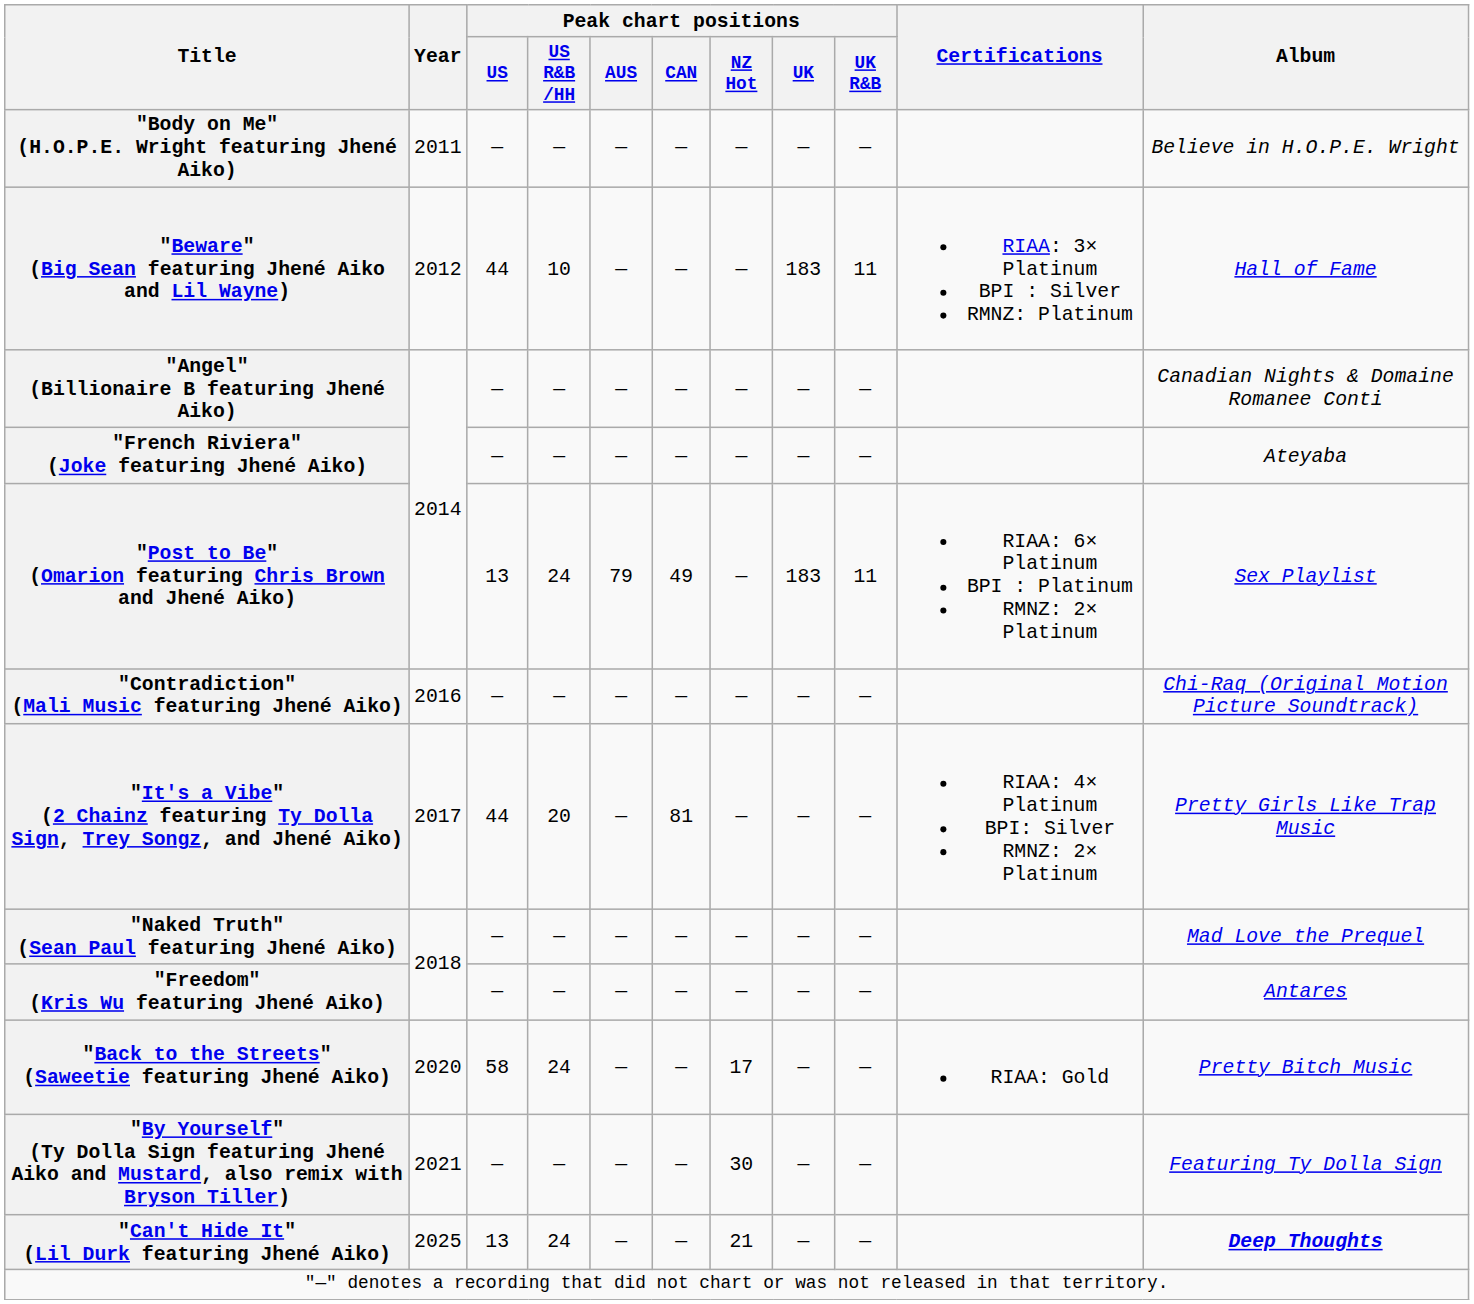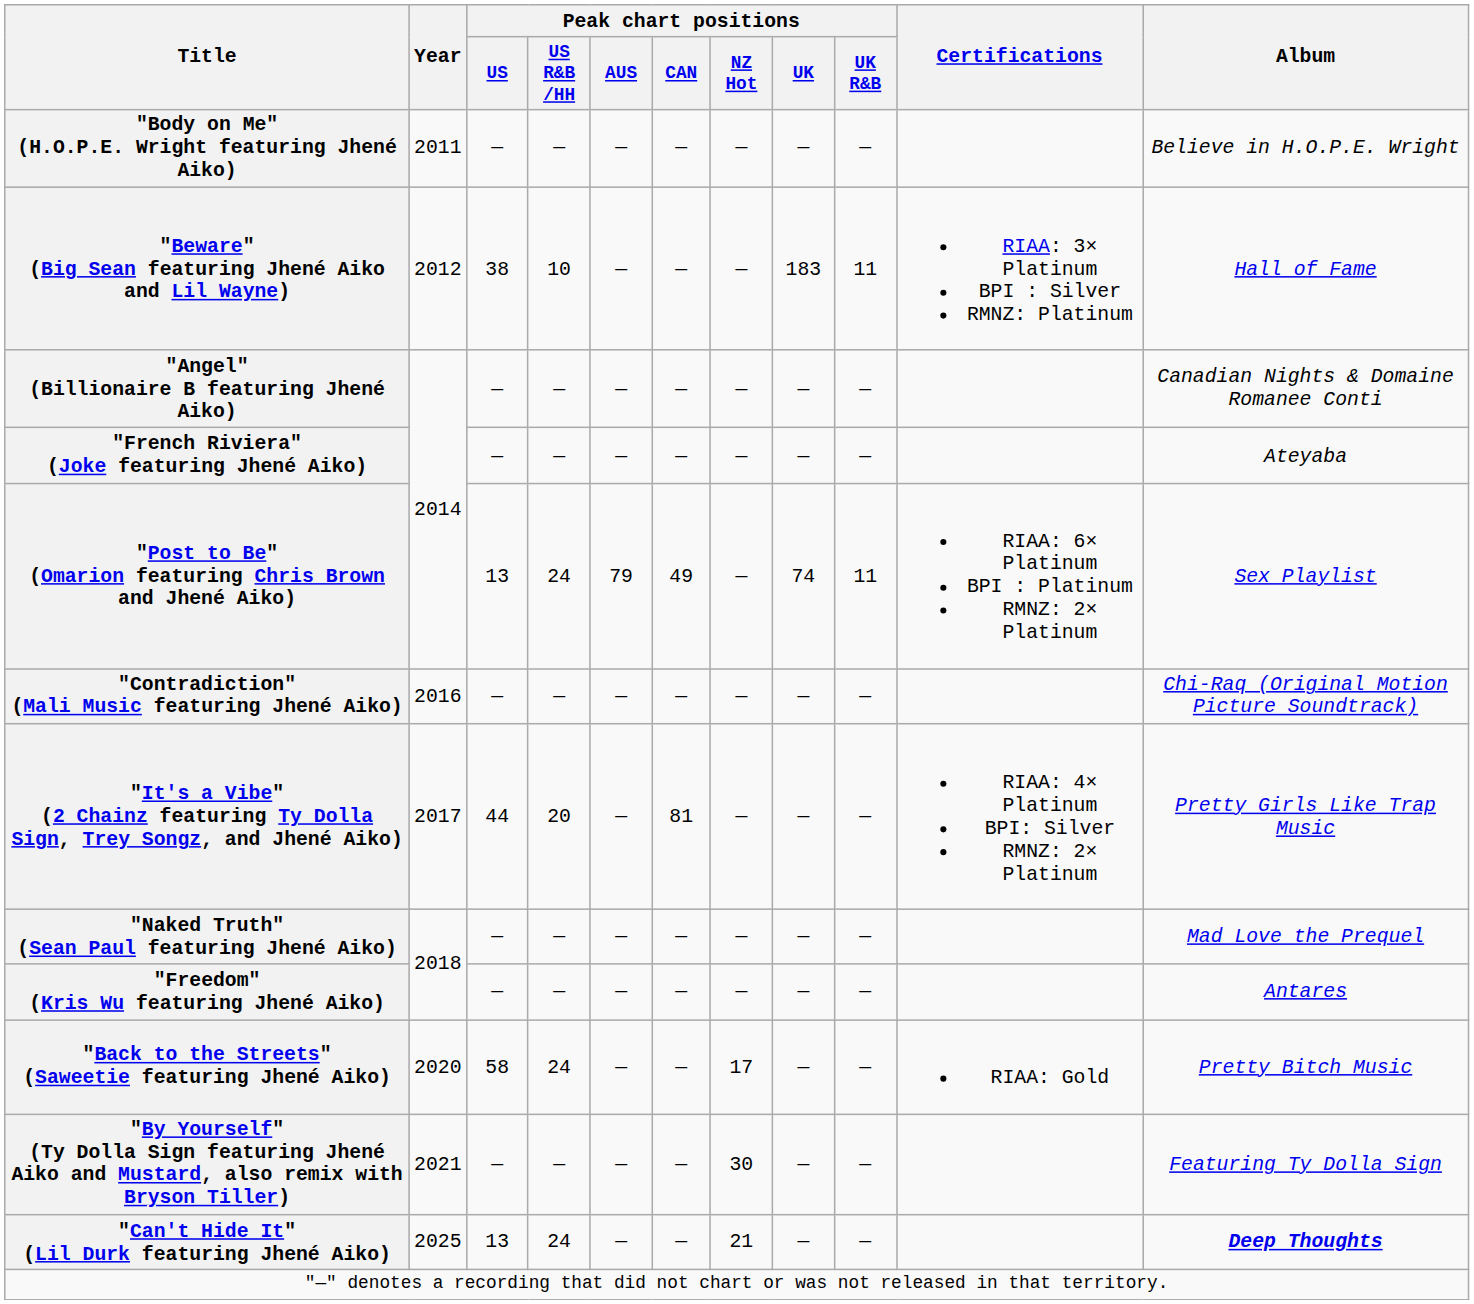(497, 269) 44 -> (497, 269) 38
(803, 576) 183 -> (803, 576) 74
